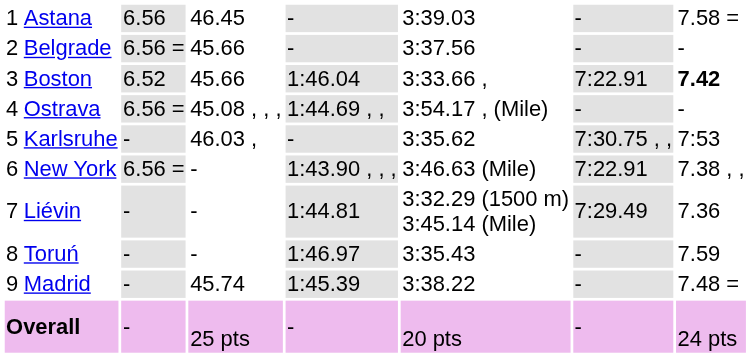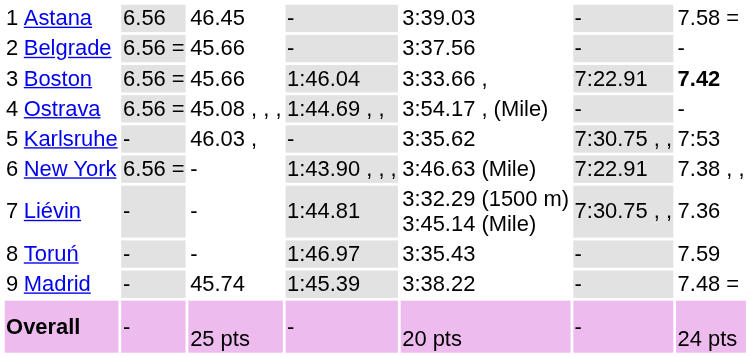(144, 78) 6.52 -> (154, 78) 6.56 =
(611, 211) 7:29.49 -> (623, 211) 7:30.75 , ,
